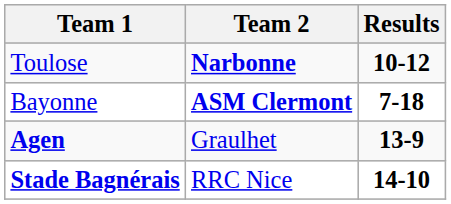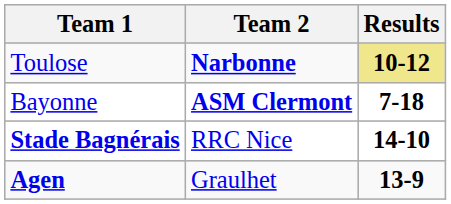(402, 62) no background -> (402, 62) khaki background
rows swapped: (38, 140) <-> (95, 179)
